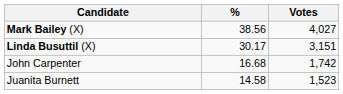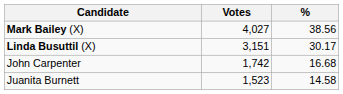columns swapped: (304, 13) <-> (235, 13)
